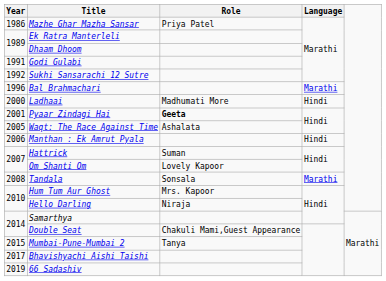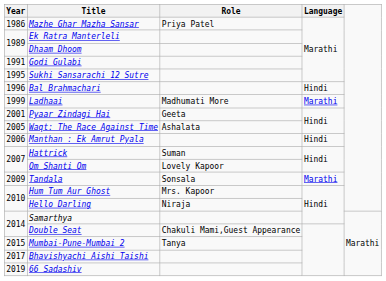(16, 75) 1992 -> (16, 75) 1995
(321, 88) Marathi -> (316, 88) Hindi
(16, 101) 2000 -> (16, 101) 1999
(316, 101) Hindi -> (321, 101) Marathi
(174, 114) bold -> (174, 114) normal
(16, 179) 2008 -> (16, 179) 2009
